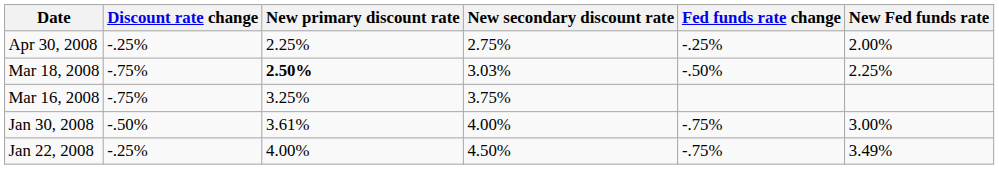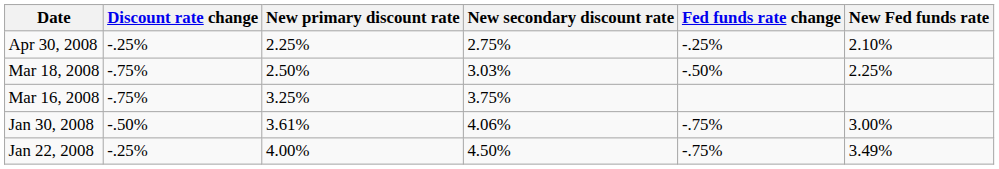(870, 44) 2.00% -> (870, 44) 2.10%
(289, 71) bold -> (288, 71) normal
(489, 124) 4.00% -> (489, 124) 4.06%
